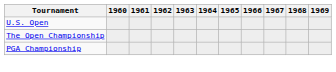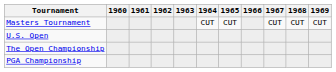+ row: (48, 23)
